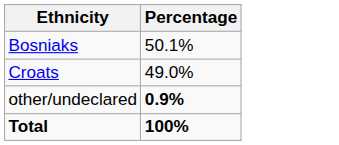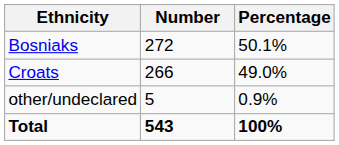+ column: (188, 18)
(164, 99) bold -> (258, 99) normal
